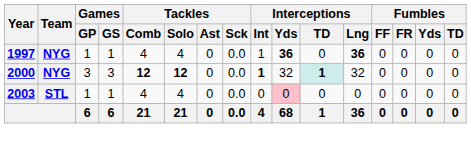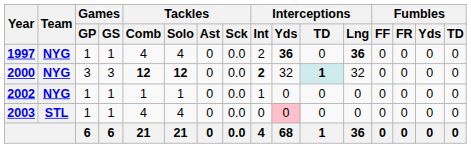(261, 53) 1 -> (261, 53) 2
(261, 73) 1 -> (261, 73) 2
+ row: (21, 93)
